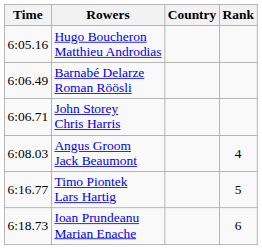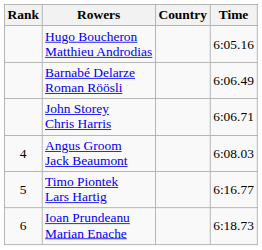columns swapped: (238, 15) <-> (28, 15)
